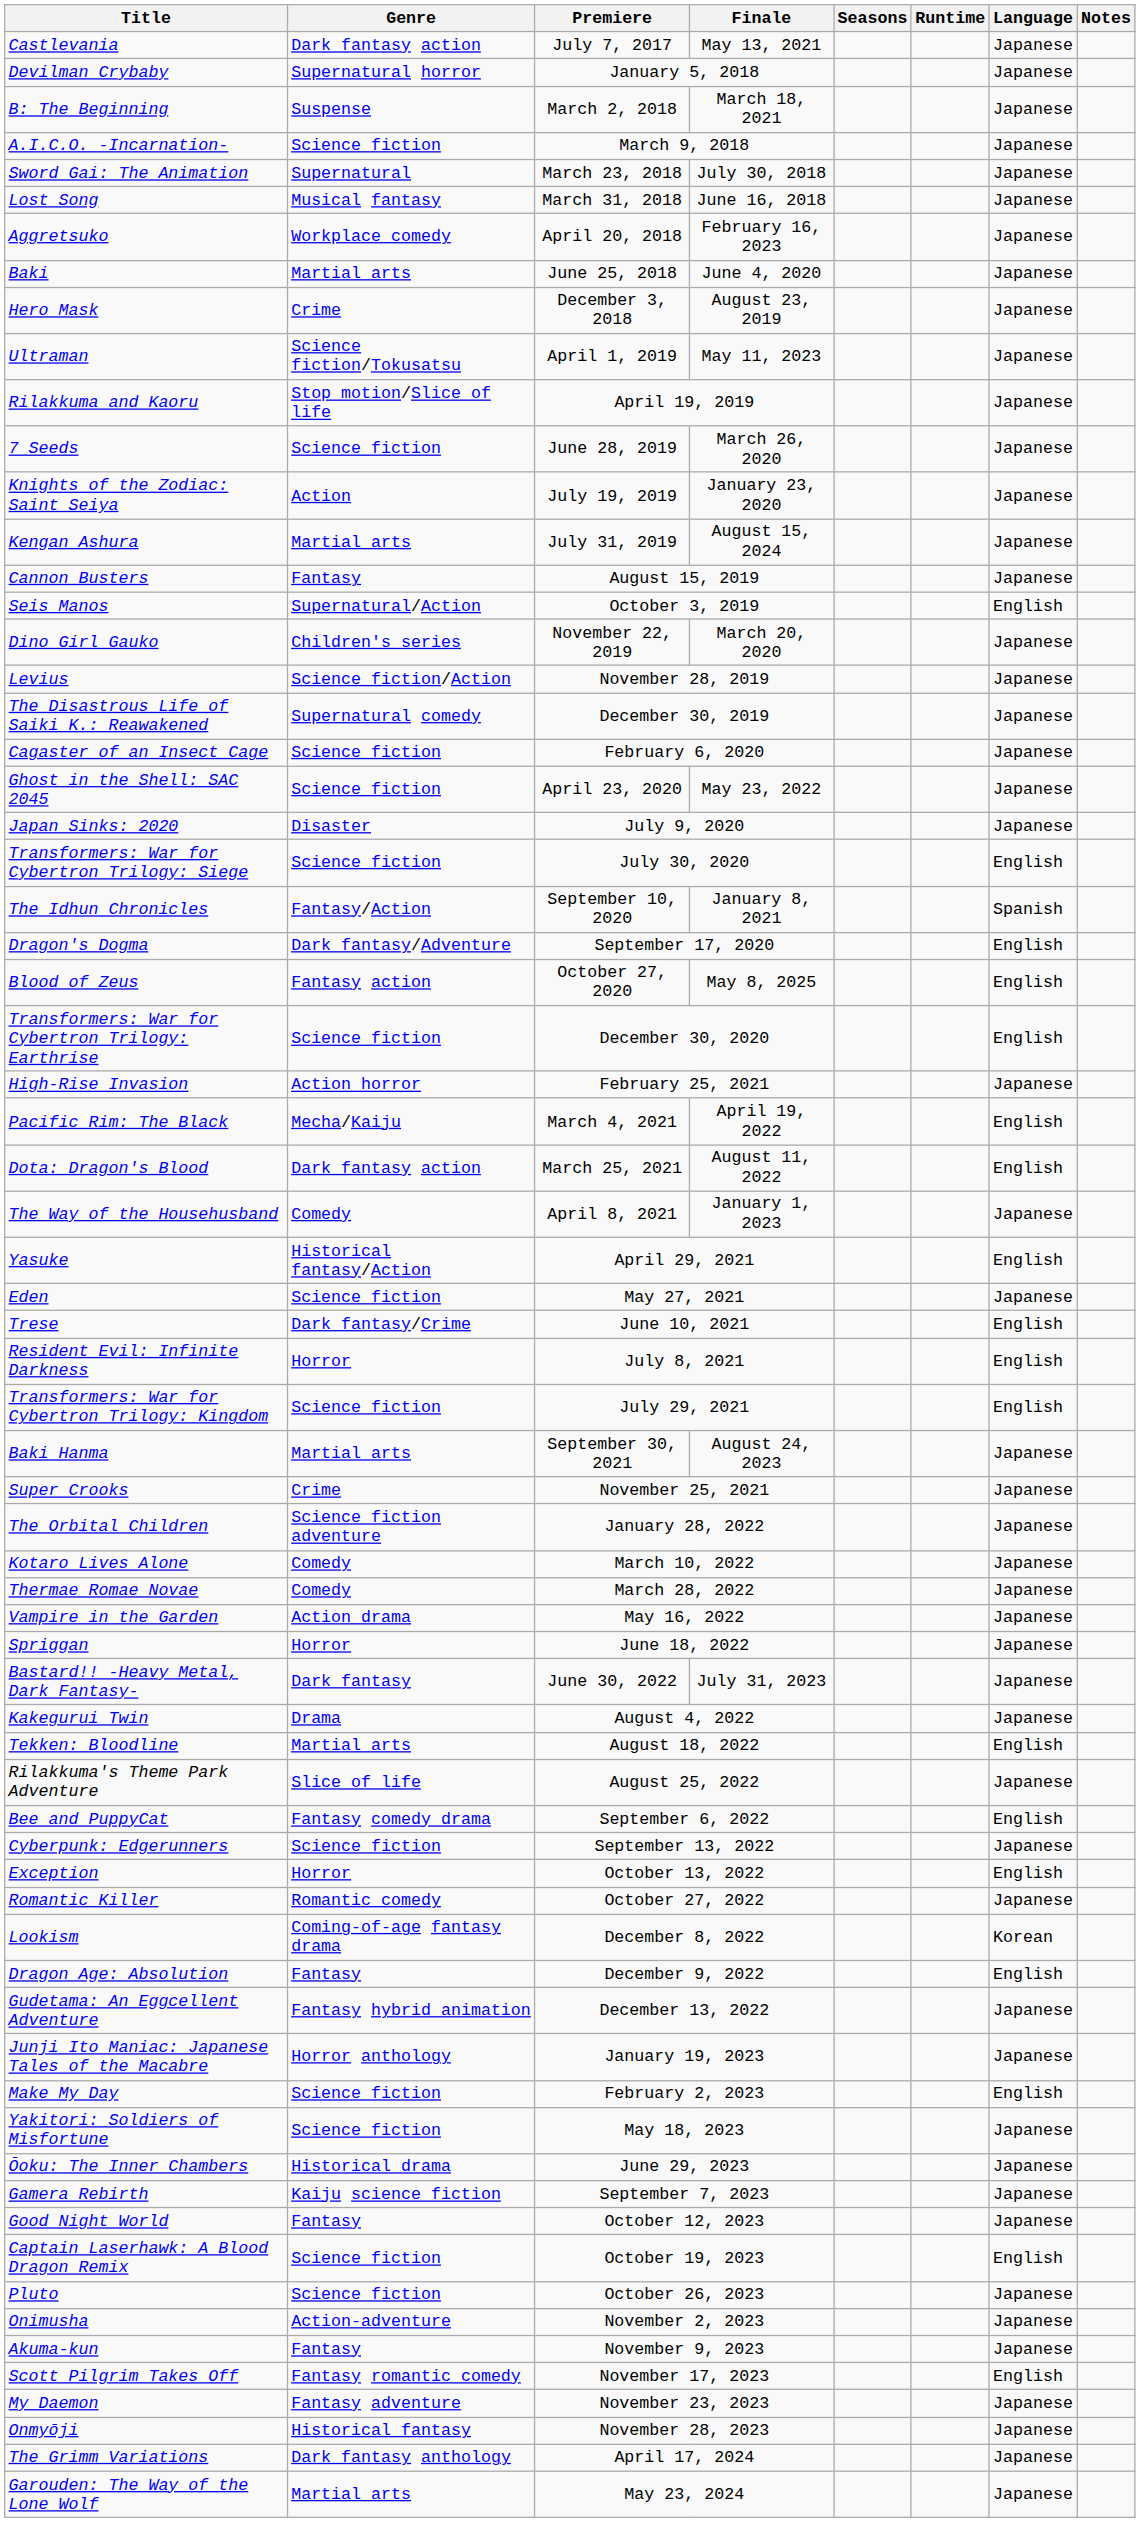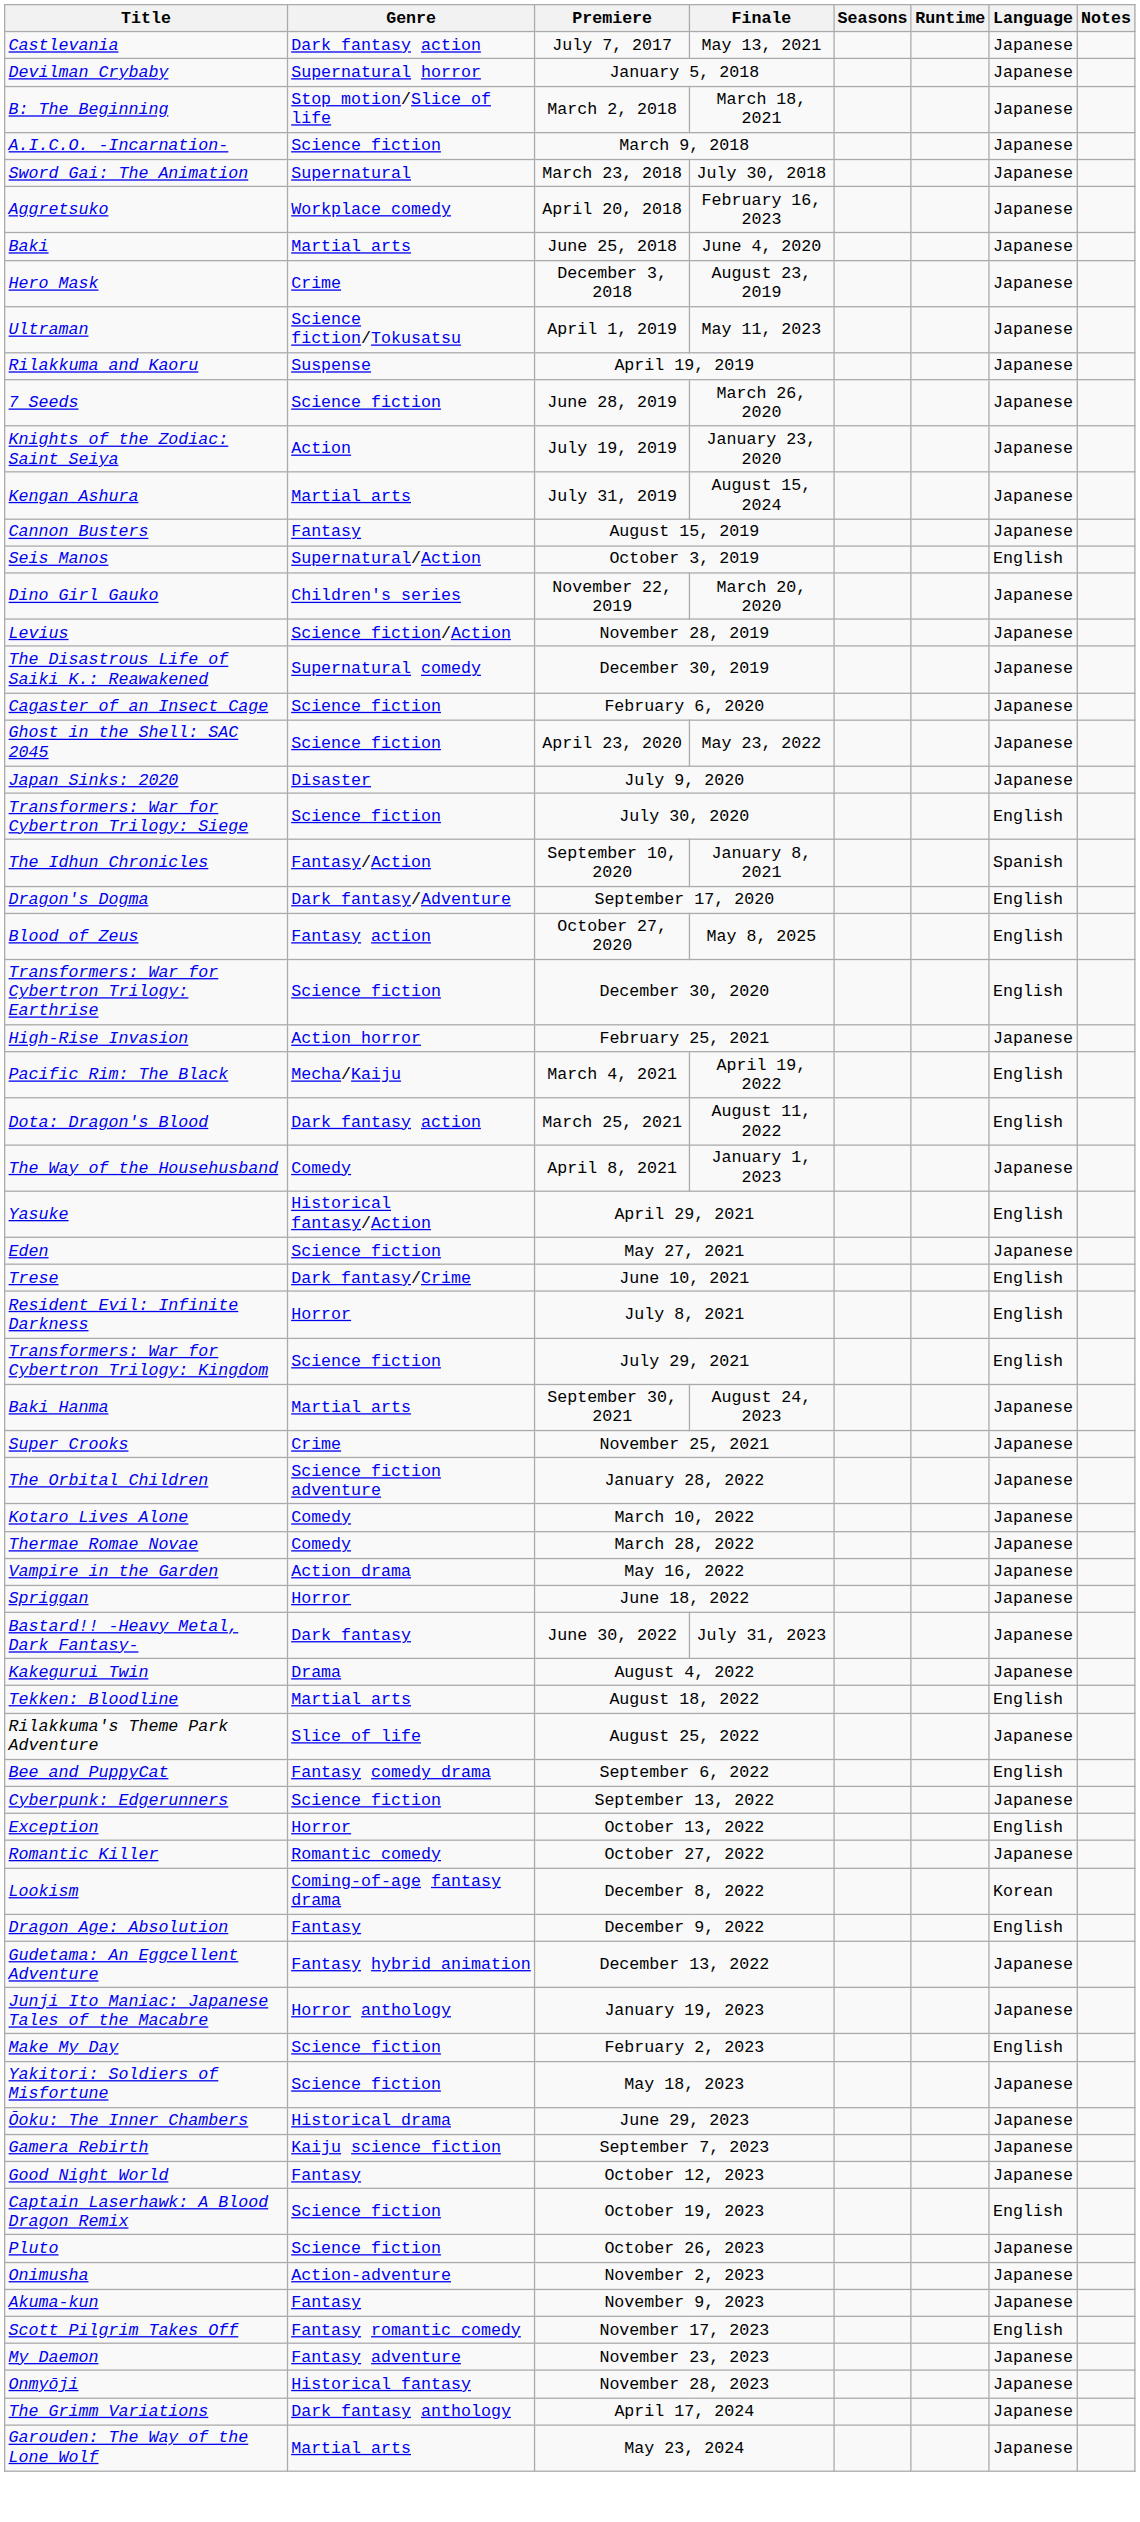(331, 109) Suspense -> (391, 109) Stop motion/Slice of life
- row: (54, 200)
(391, 403) Stop motion/Slice of life -> (331, 366) Suspense
